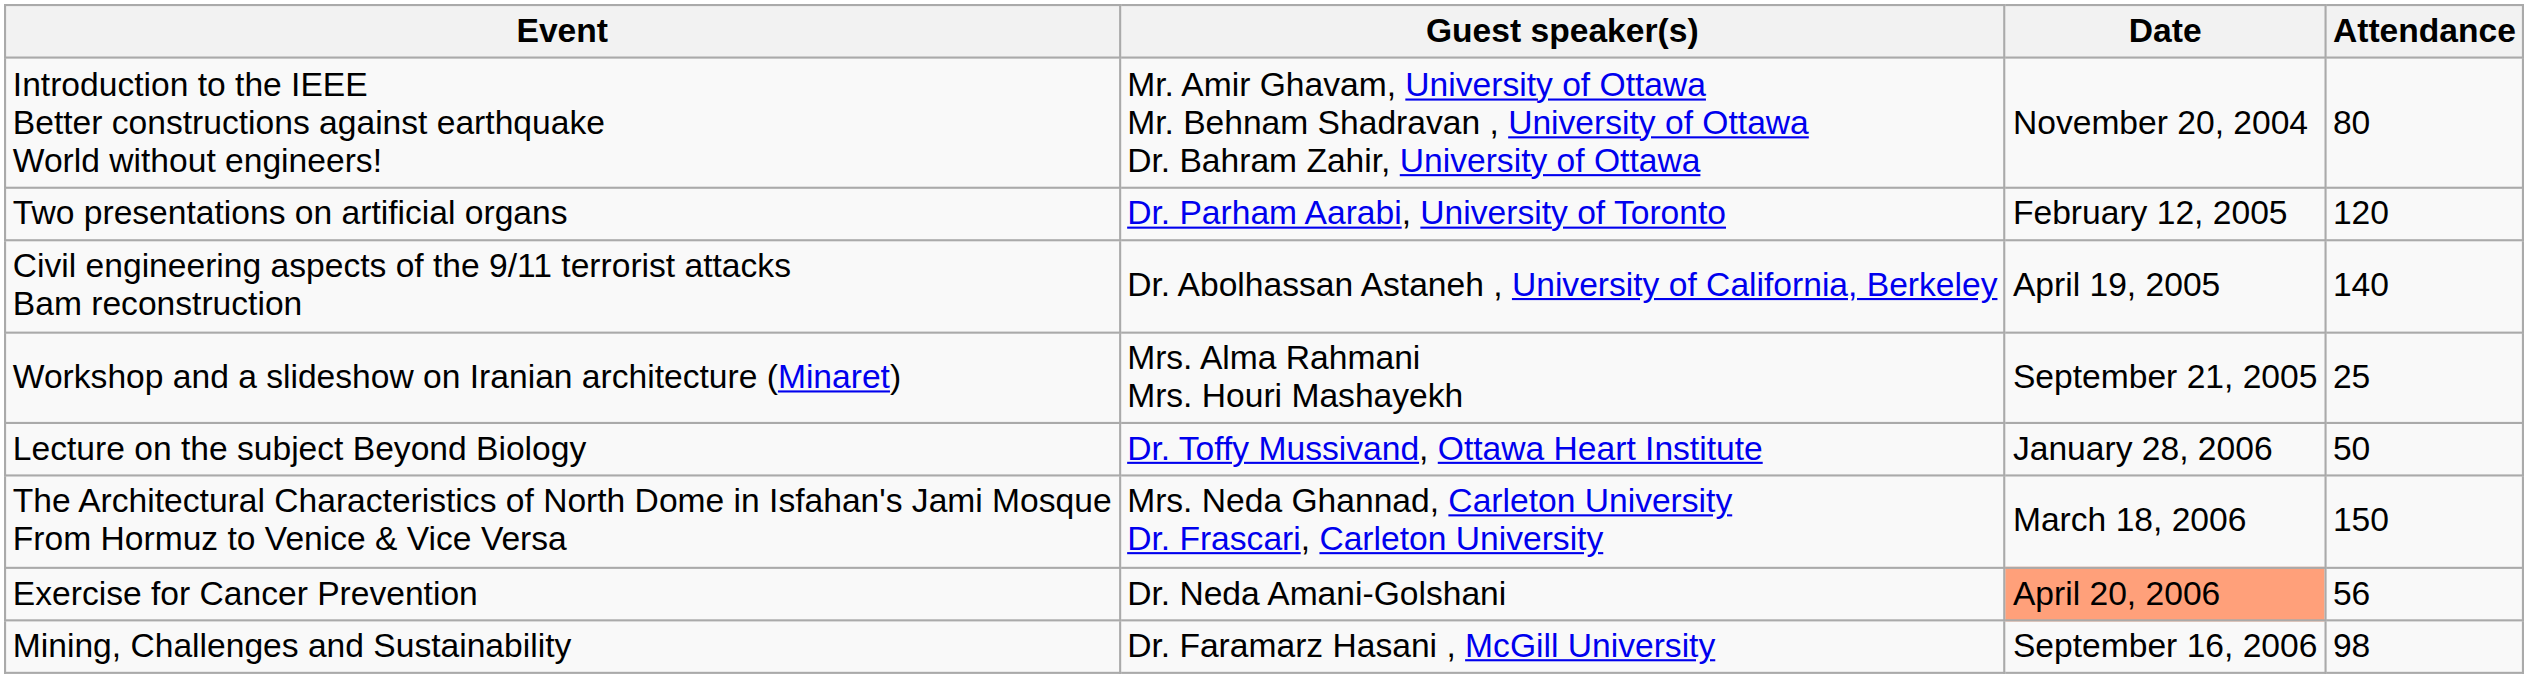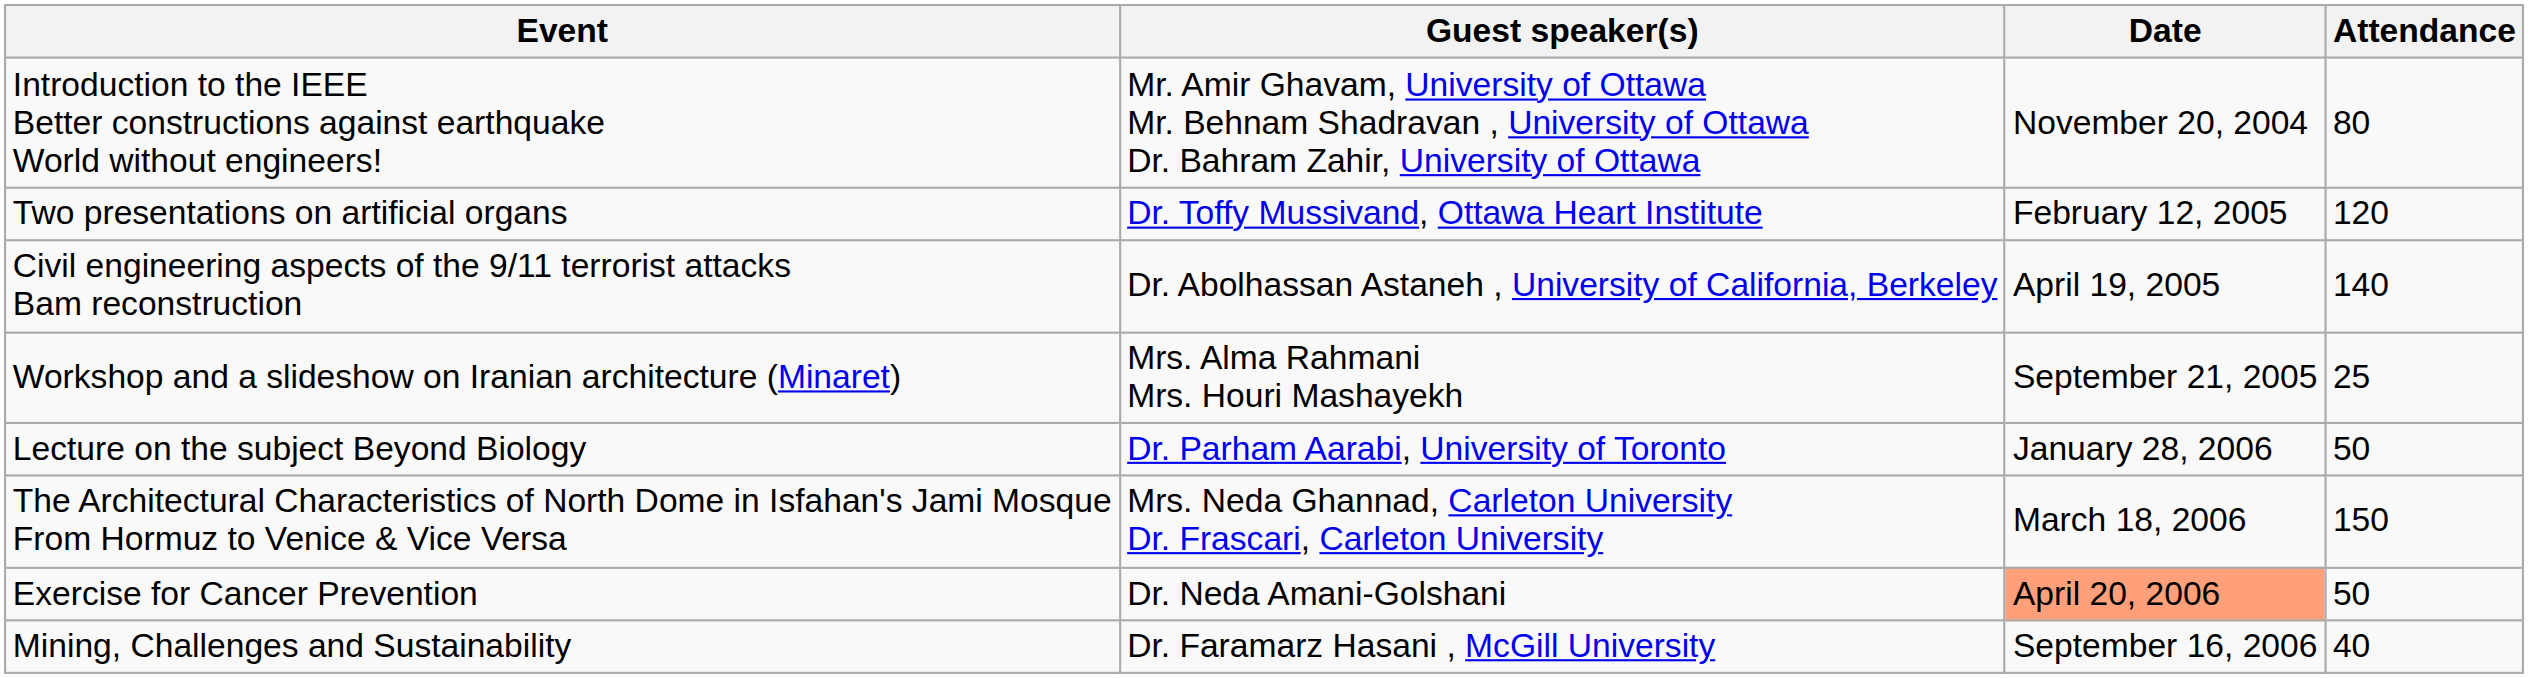(1427, 213) Dr. Parham Aarabi, University of Toronto -> (1445, 213) Dr. Toffy Mussivand, Ottawa Heart Institute
(1445, 448) Dr. Toffy Mussivand, Ottawa Heart Institute -> (1427, 448) Dr. Parham Aarabi, University of Toronto
(2352, 593) 56 -> (2352, 593) 50
(2352, 646) 98 -> (2352, 646) 40
